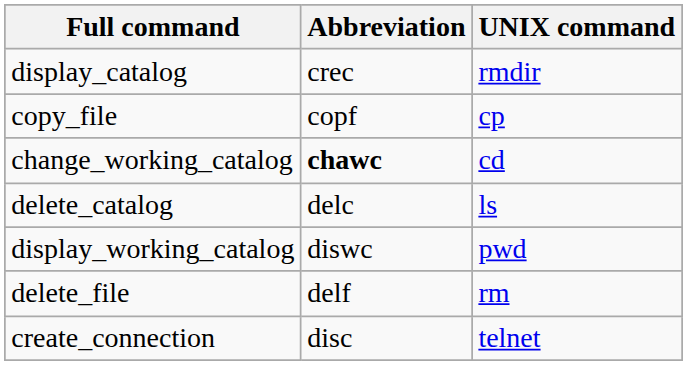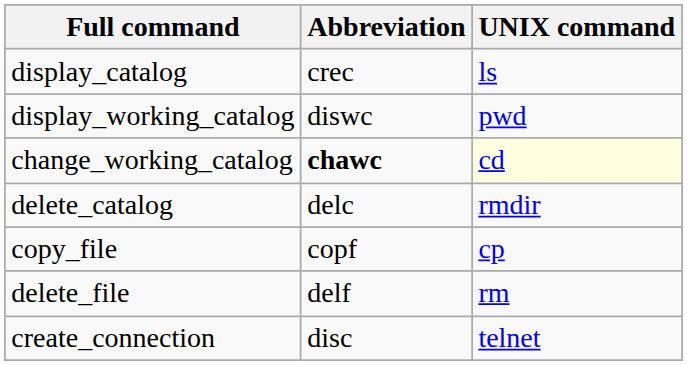(509, 71) rmdir -> (488, 71) ls
rows swapped: (153, 248) <-> (64, 115)
(492, 159) no background -> (492, 159) lightyellow background
(488, 204) ls -> (509, 204) rmdir
